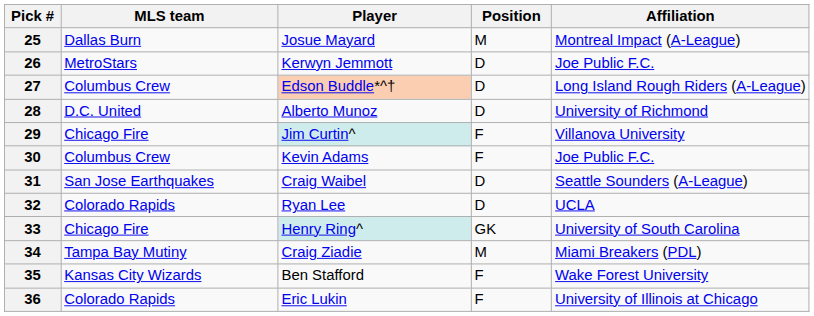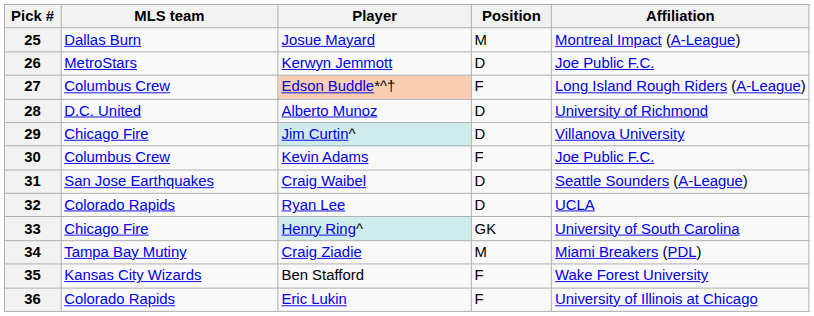(480, 87) D -> (479, 87) F
(479, 134) F -> (480, 134) D
